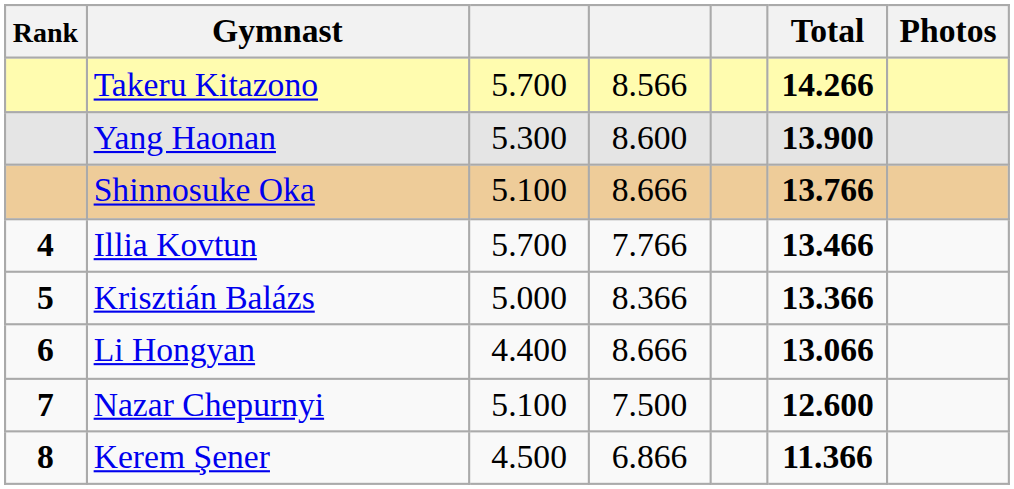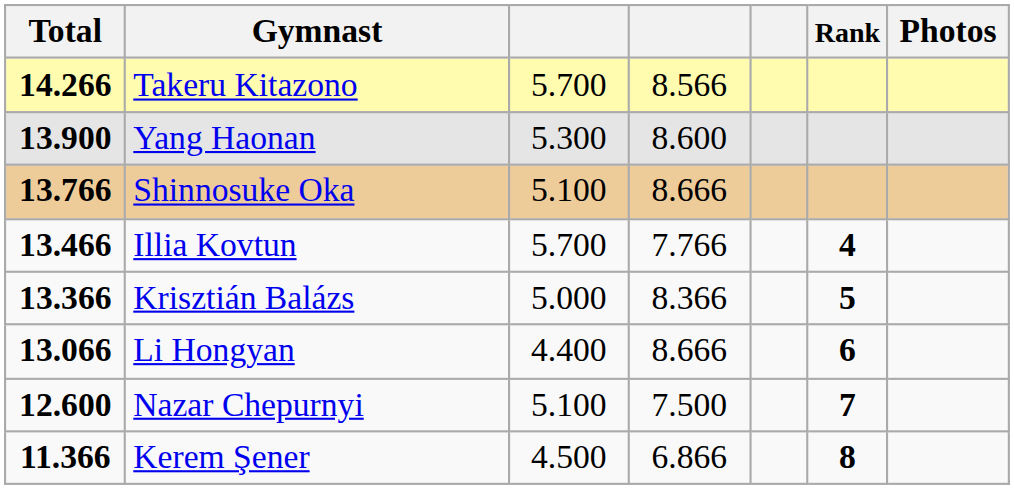columns swapped: (45, 33) <-> (828, 31)
